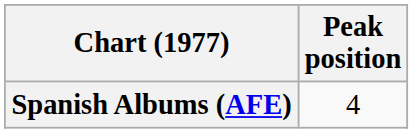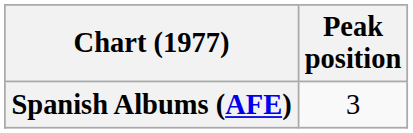(353, 104) 4 -> (353, 104) 3
